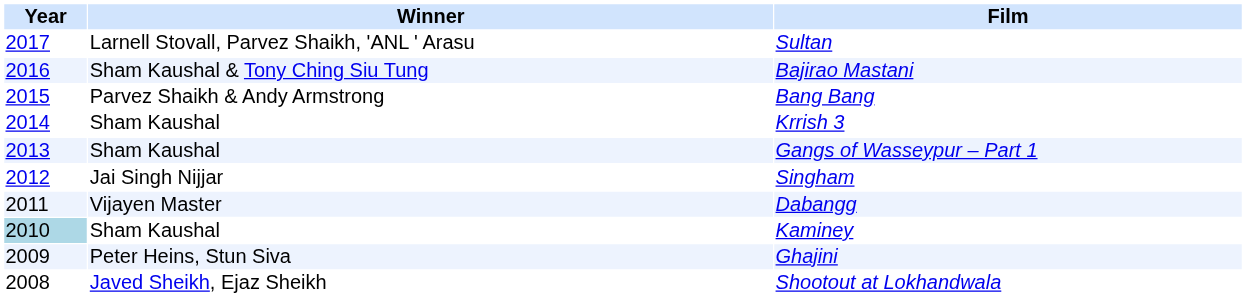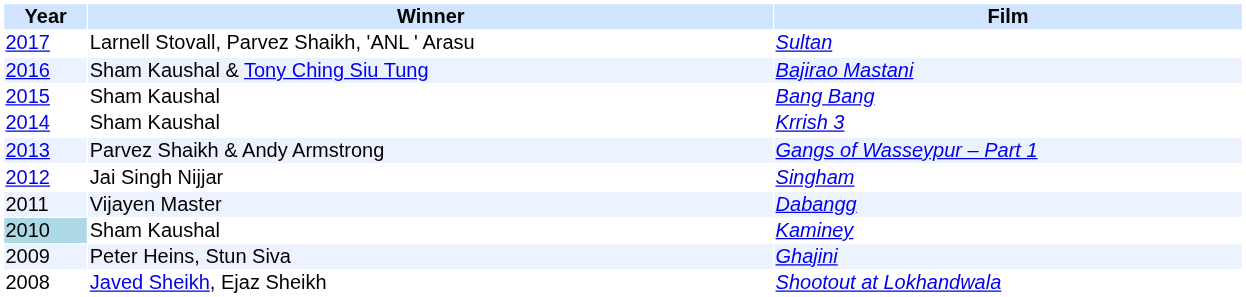(237, 96) Parvez Shaikh & Andy Armstrong -> (155, 96) Sham Kaushal
(155, 150) Sham Kaushal -> (237, 150) Parvez Shaikh & Andy Armstrong
